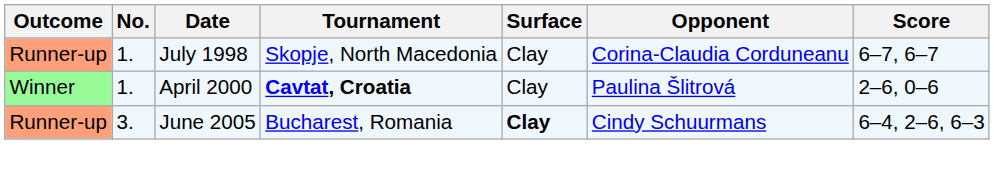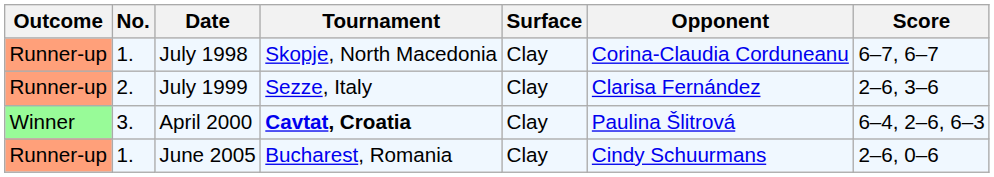+ row: (204, 87)
(125, 87) 1. -> (125, 121) 3.
(899, 87) 2–6, 0–6 -> (921, 121) 6–4, 2–6, 6–3
(125, 121) 3. -> (125, 154) 1.
(528, 121) bold -> (527, 154) normal
(921, 121) 6–4, 2–6, 6–3 -> (899, 154) 2–6, 0–6
